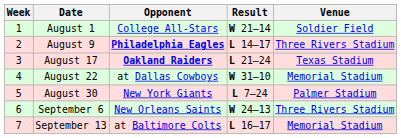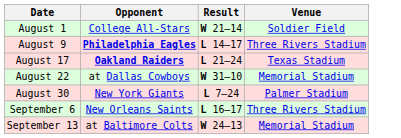- column: (19, 12)
(250, 109) W 24–13 -> (221, 109) L 16–17
(250, 125) L 16–17 -> (221, 125) W 24–13
